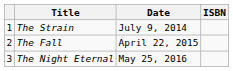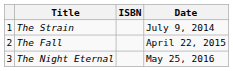columns swapped: (158, 12) <-> (214, 12)
